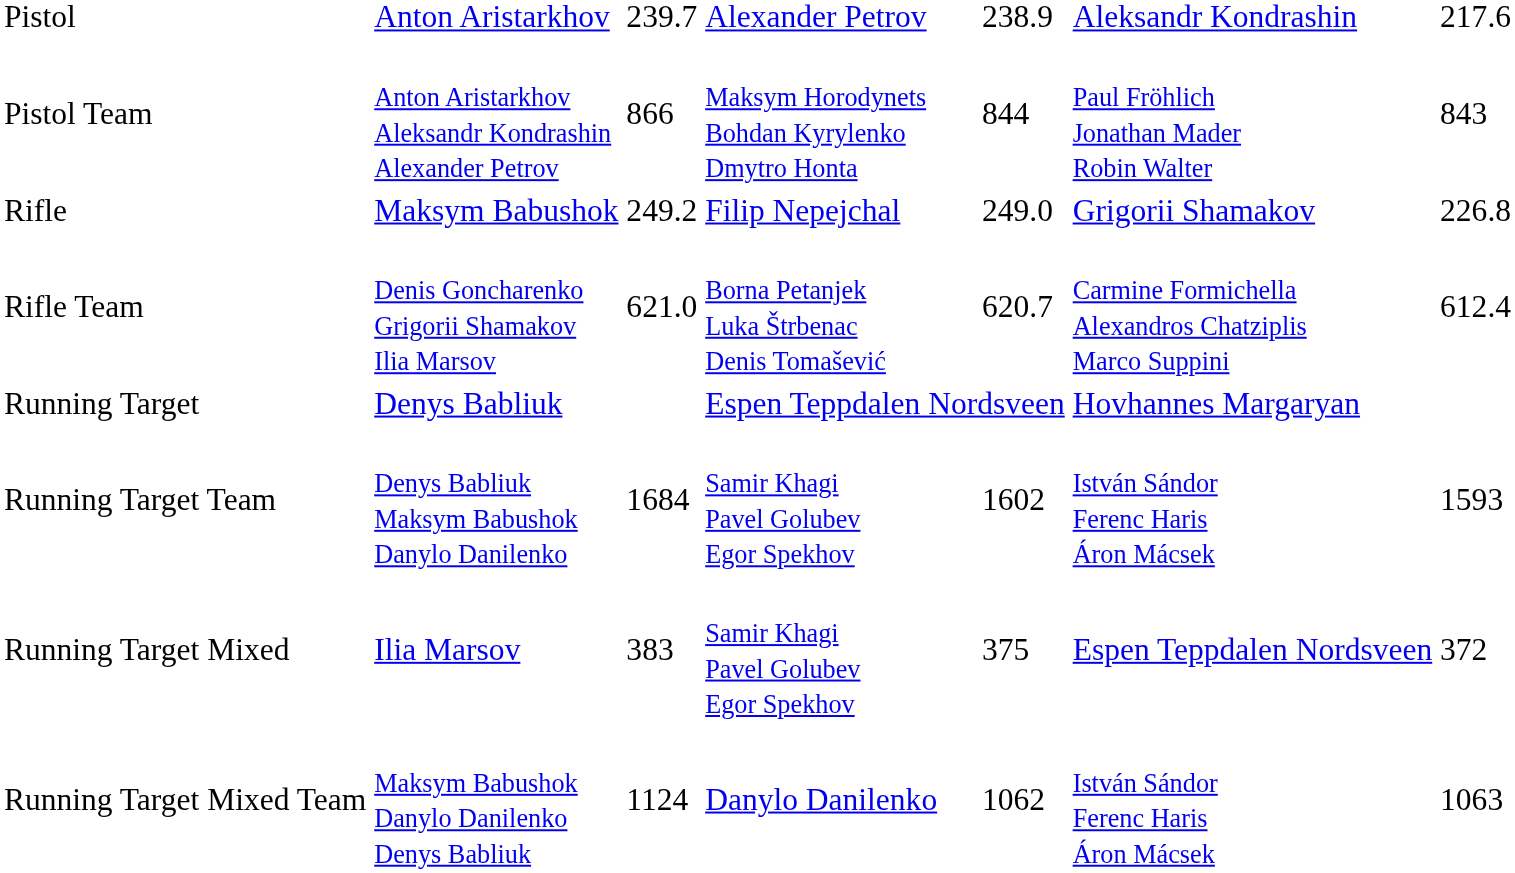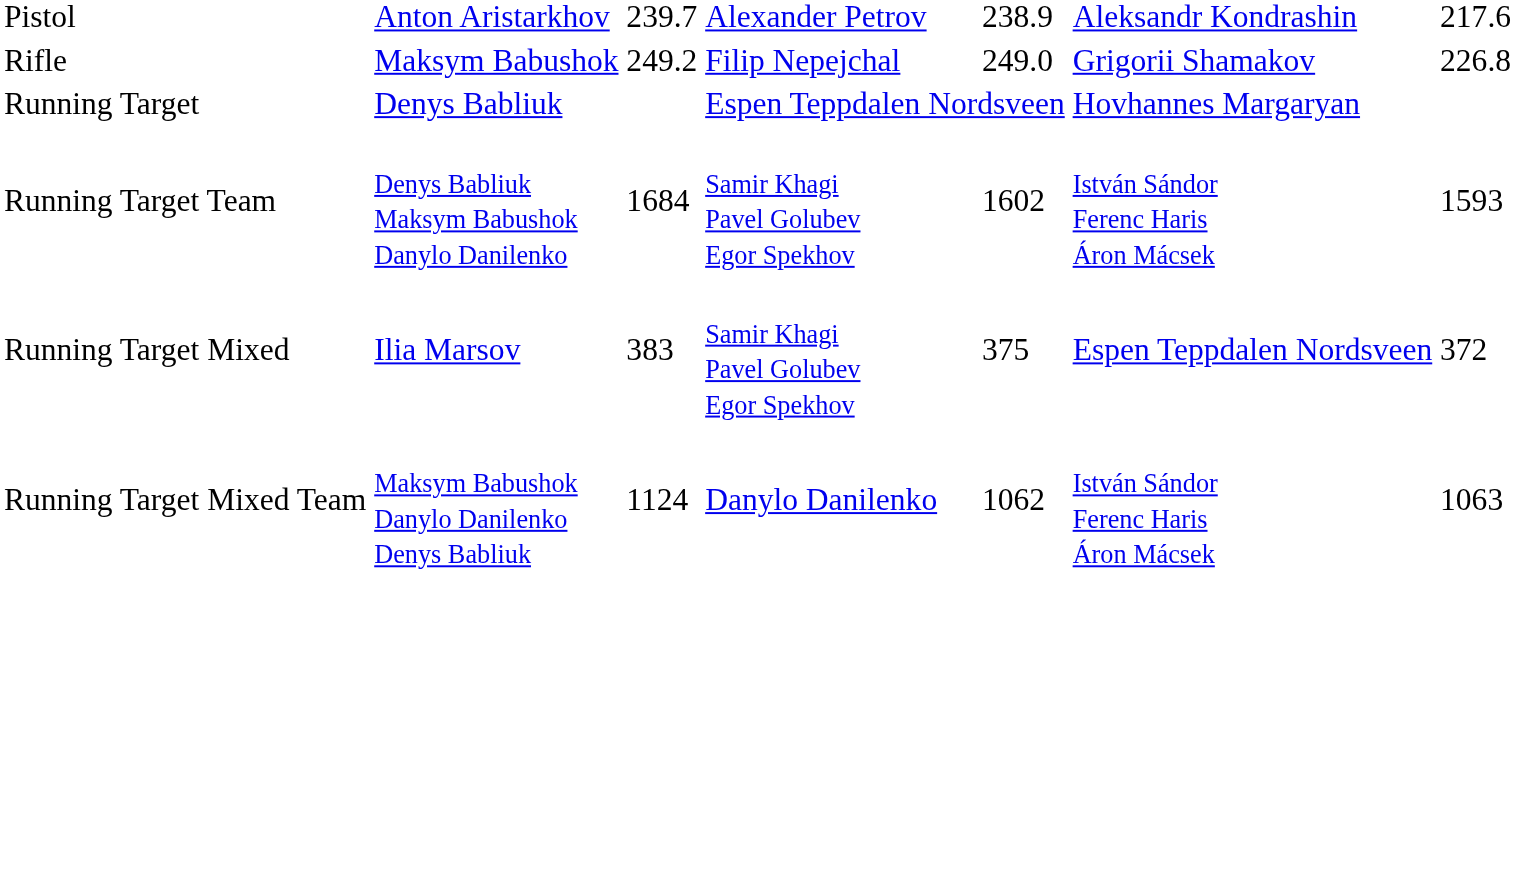- row: (78, 113)
- row: (74, 306)
